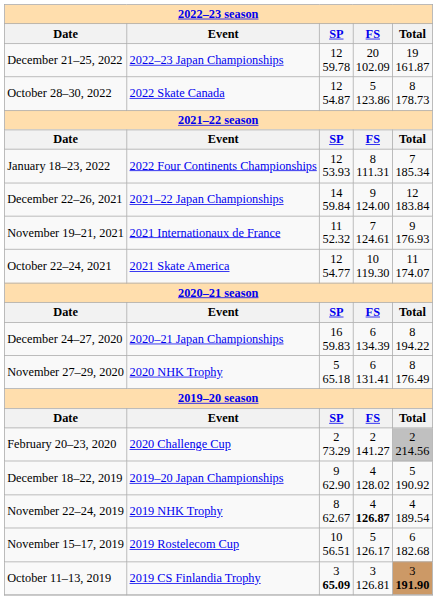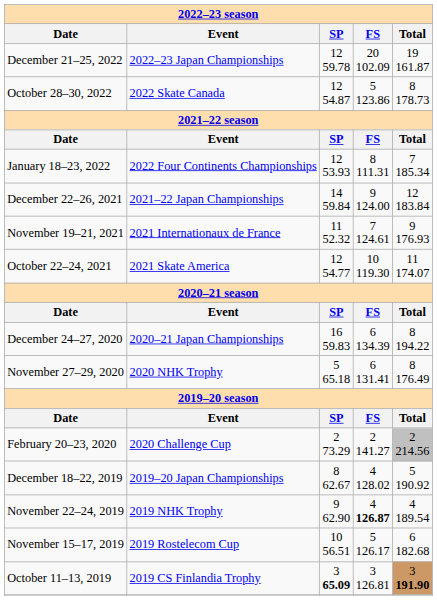(336, 478) 9 62.90 -> (336, 478) 8 62.67
(336, 511) 8 62.67 -> (336, 511) 9 62.90
